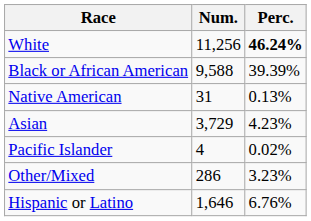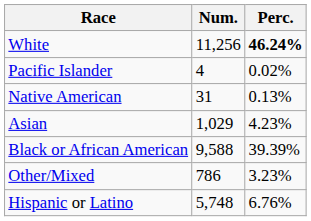rows swapped: (98, 70) <-> (60, 149)
(214, 123) 3,729 -> (214, 123) 1,029
(208, 176) 286 -> (208, 176) 786
(214, 202) 1,646 -> (214, 202) 5,748
